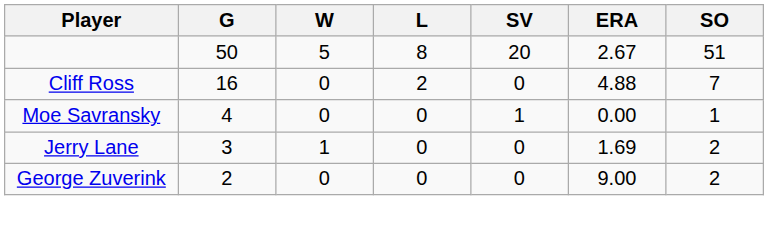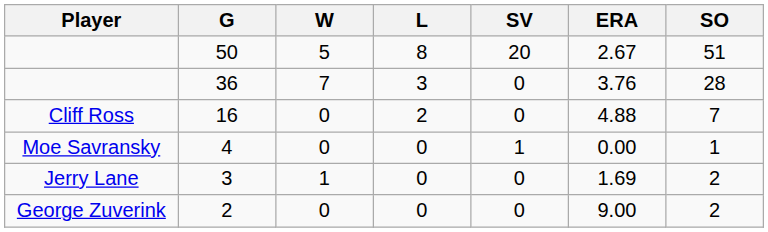+ row: (227, 83)
